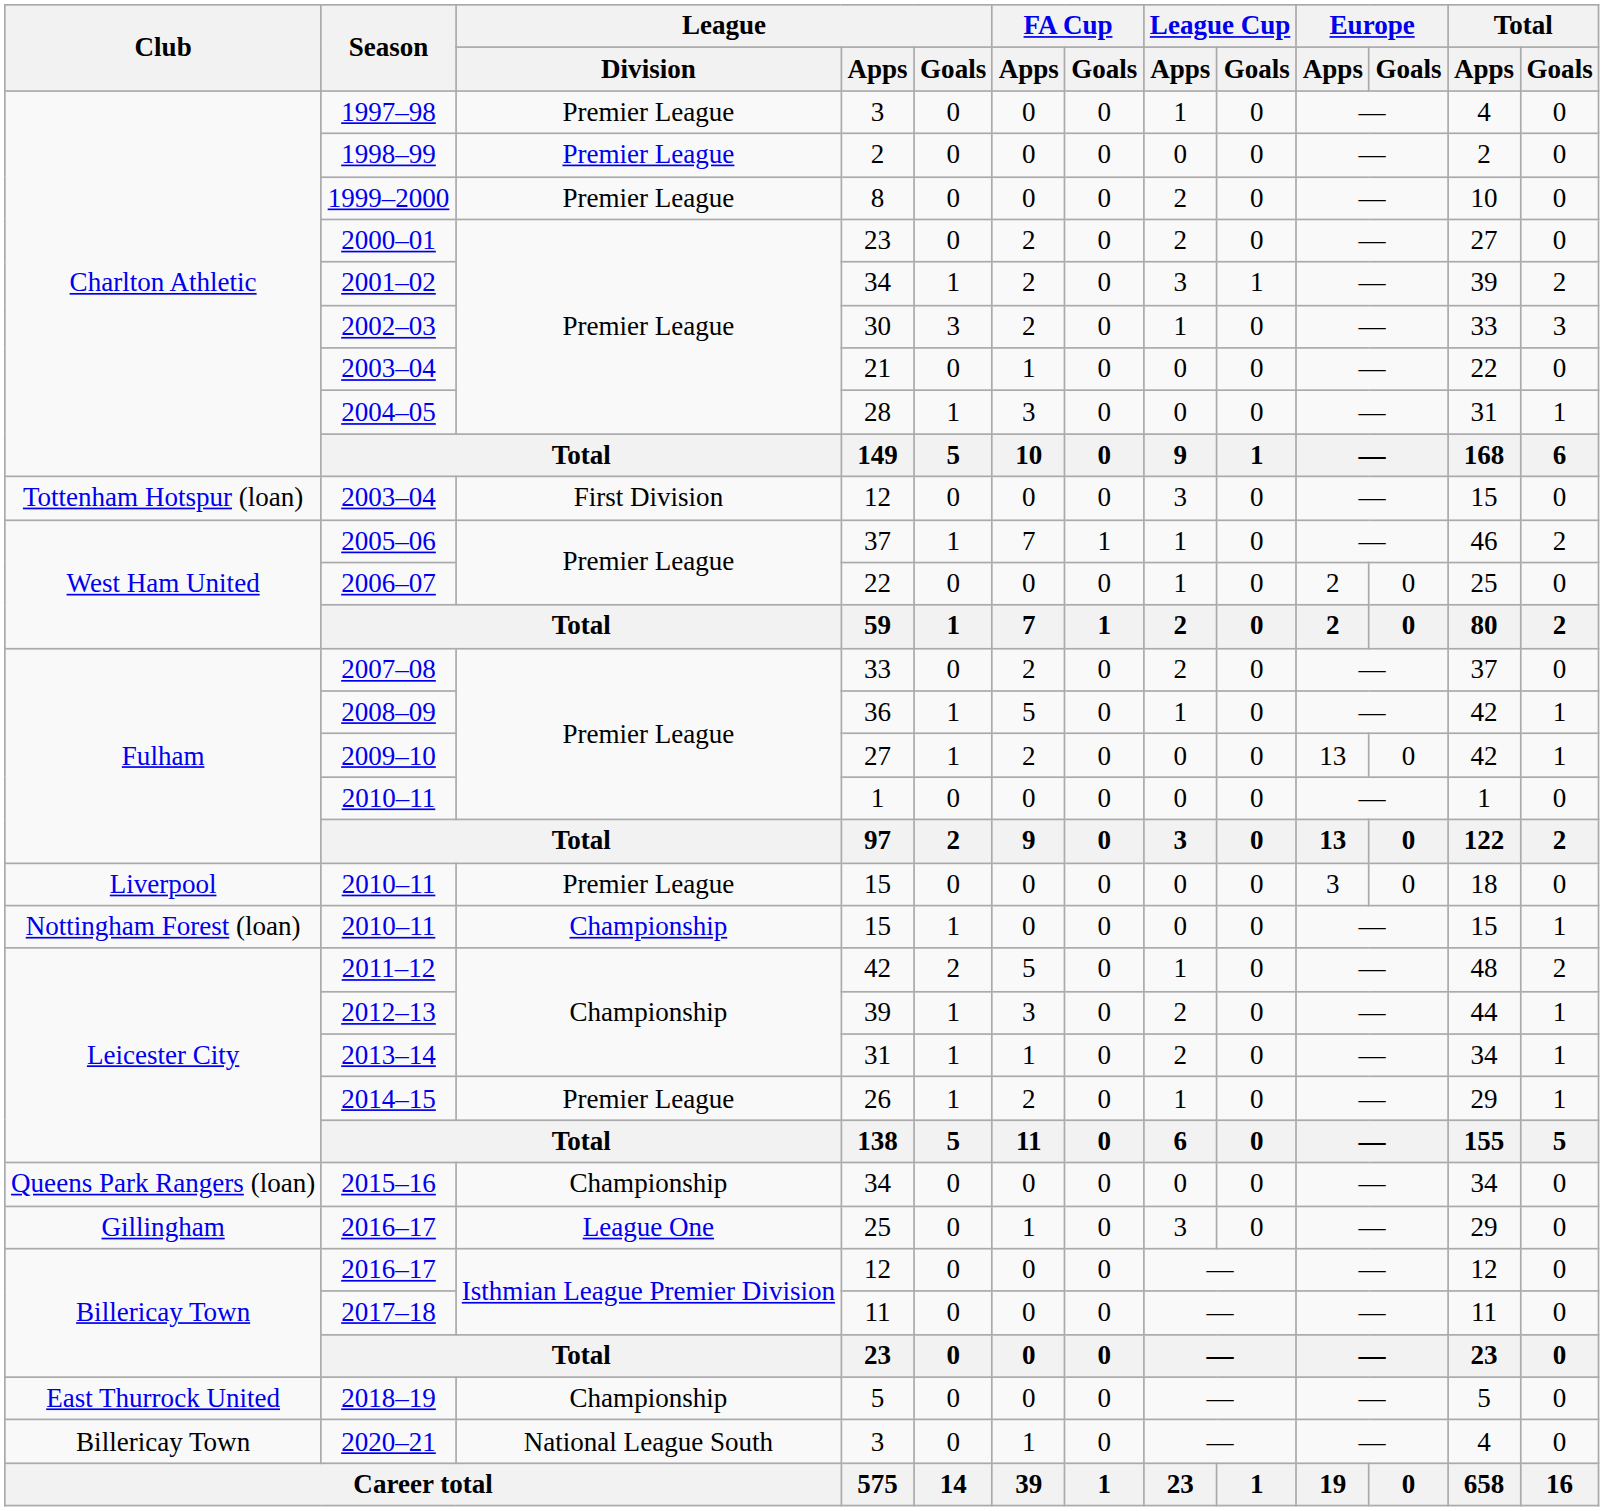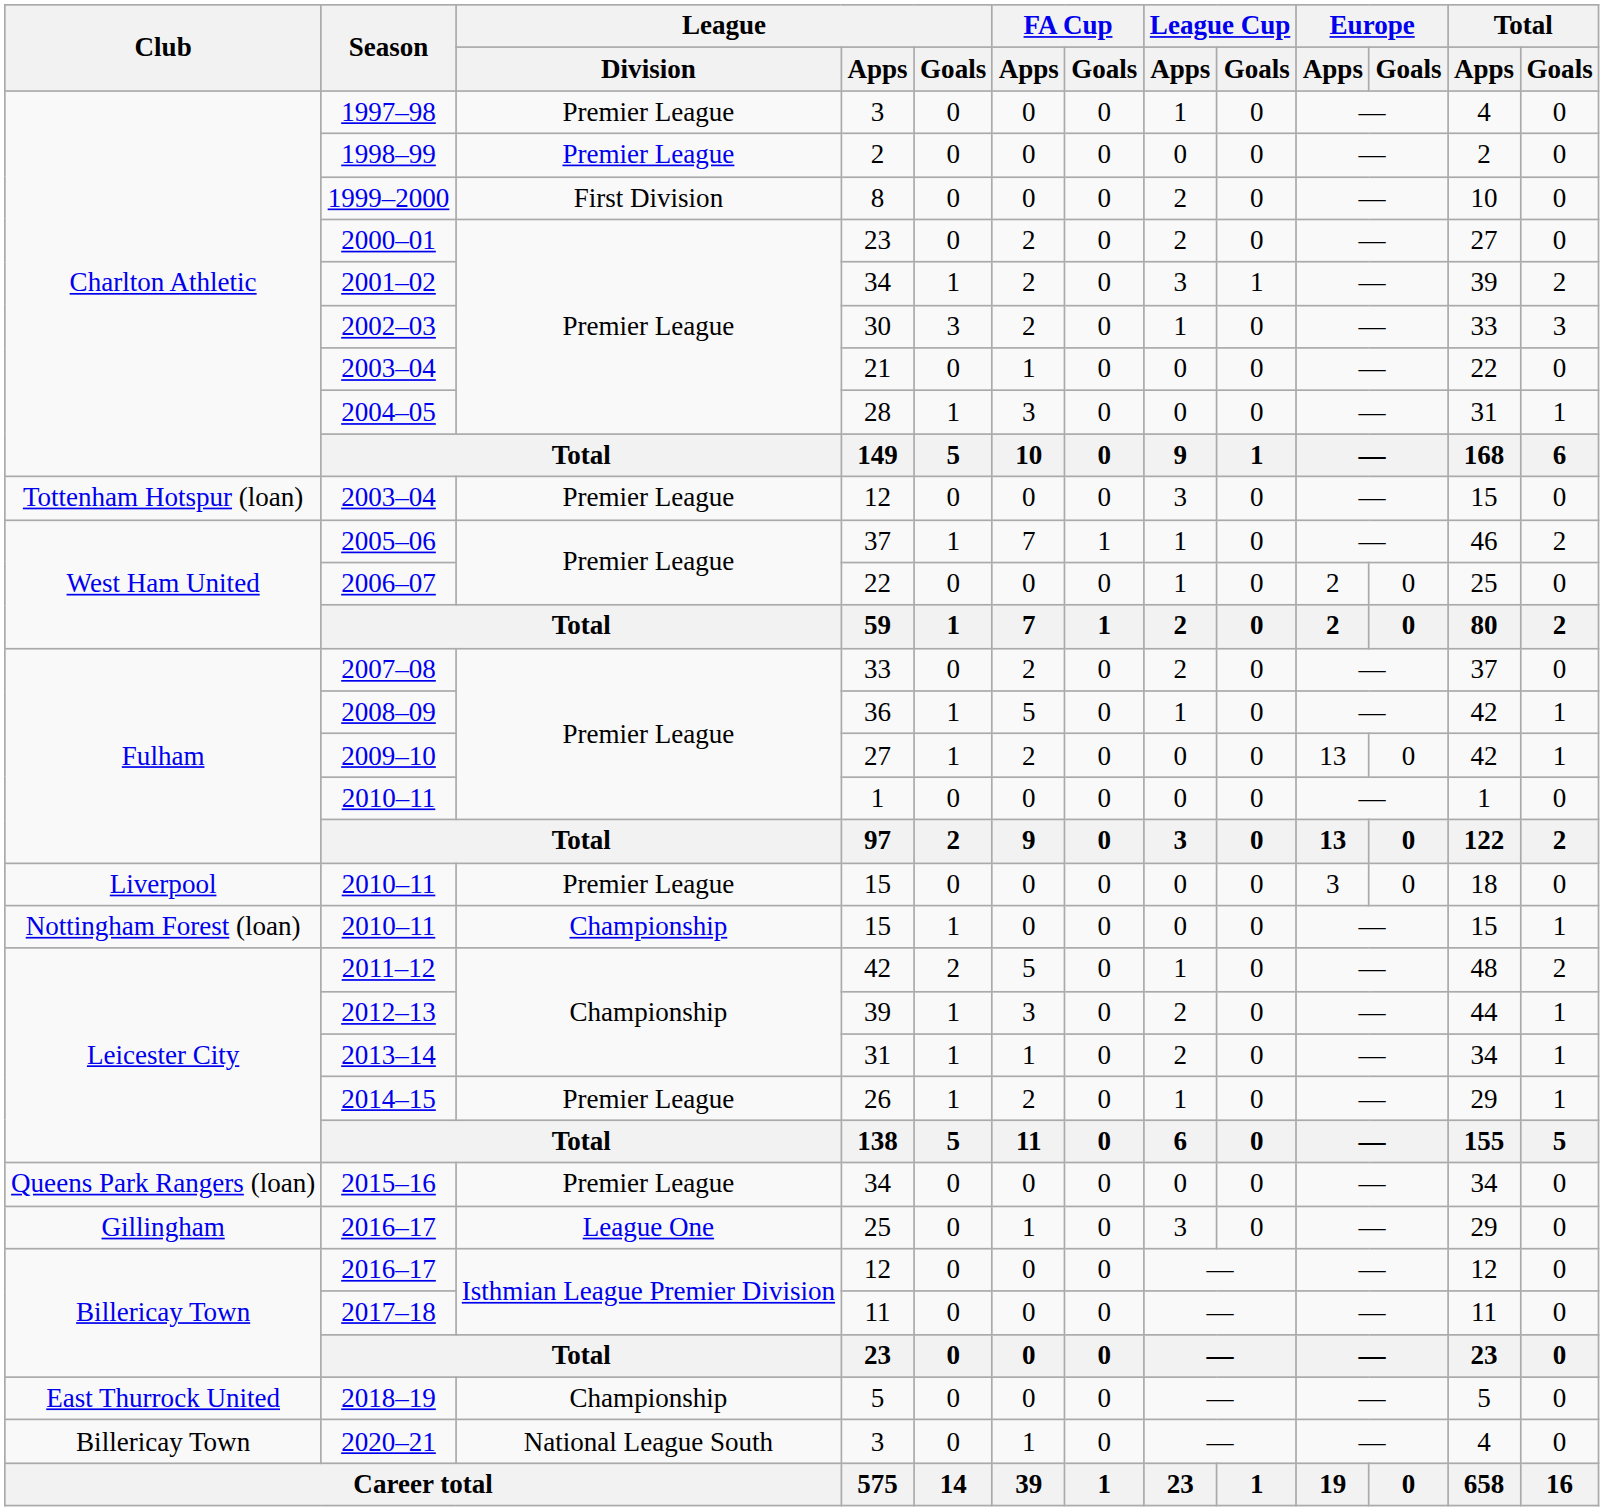(648, 197) Premier League -> (648, 197) First Division
(648, 497) First Division -> (648, 497) Premier League
(648, 1183) Championship -> (648, 1183) Premier League
